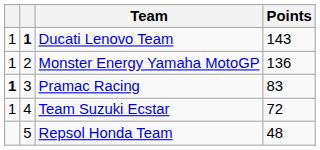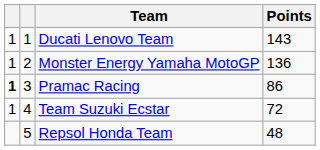(27, 39) bold -> (27, 39) normal
(275, 86) 83 -> (275, 86) 86
